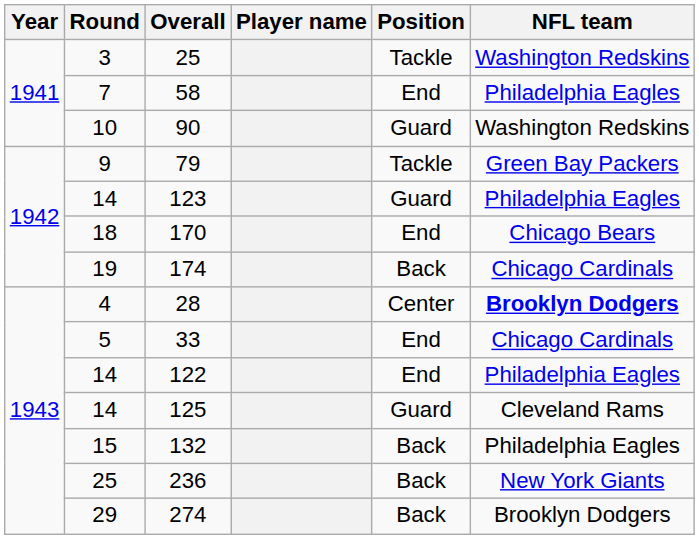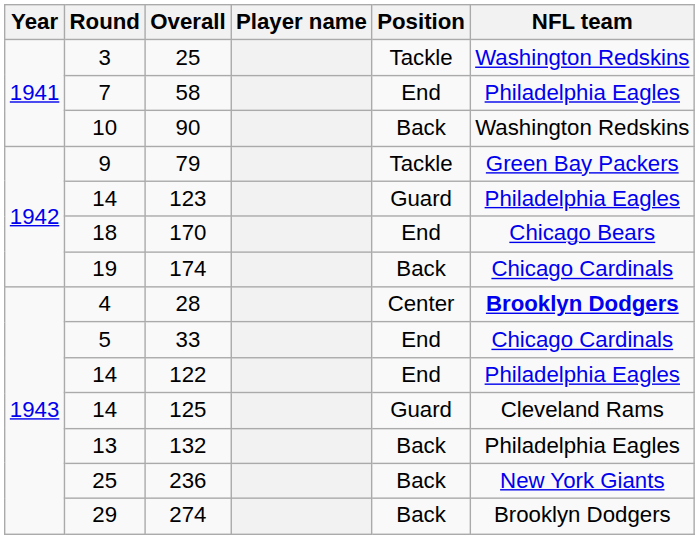(421, 127) Guard -> (421, 127) Back
(105, 445) 15 -> (105, 445) 13
